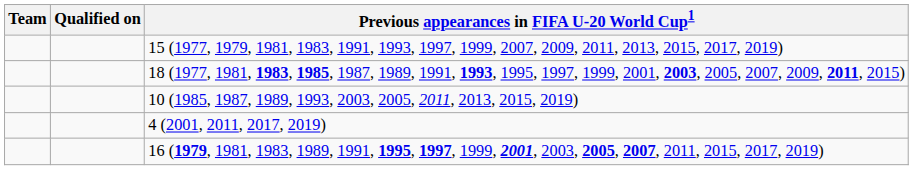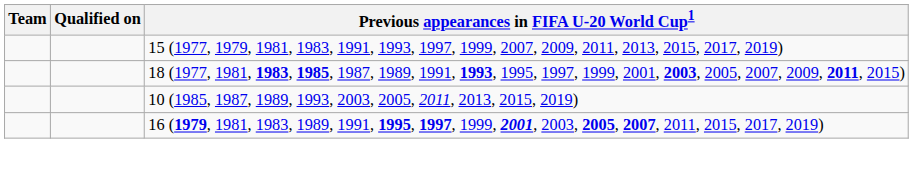- row: (237, 125)
